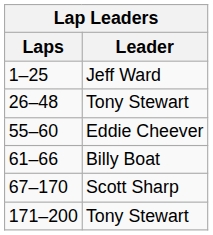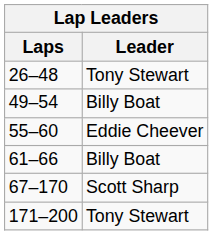- row: (28, 74)
+ row: (33, 103)
